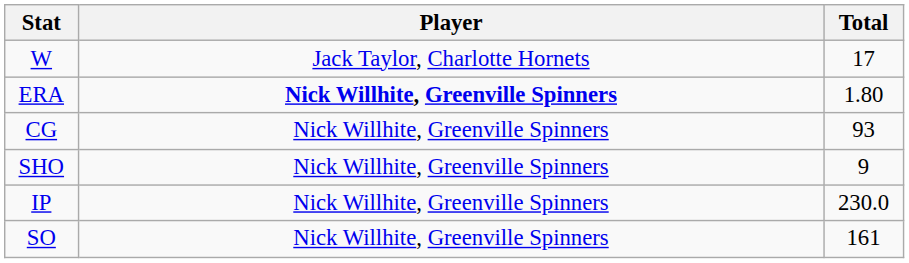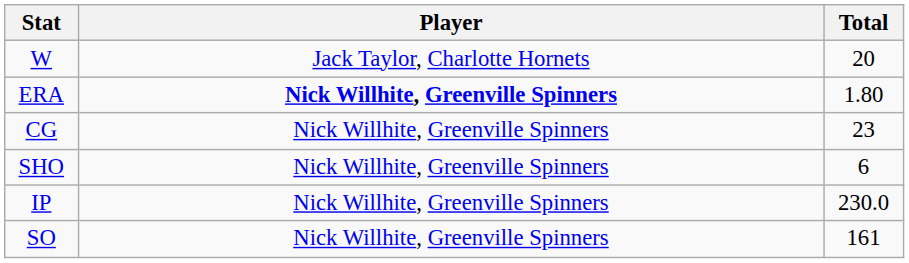(864, 58) 17 -> (864, 58) 20
(864, 130) 93 -> (864, 130) 23
(864, 166) 9 -> (864, 166) 6
